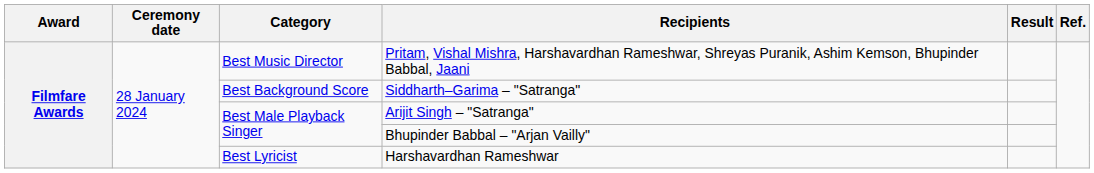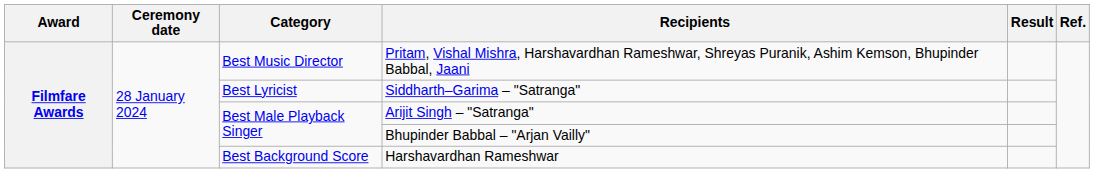(295, 91) Best Background Score -> (260, 91) Best Lyricist
(260, 157) Best Lyricist -> (295, 157) Best Background Score
